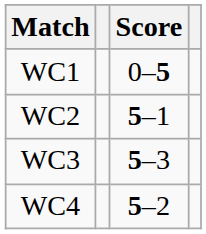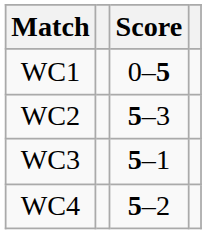(149, 116) 5–1 -> (149, 116) 5–3
(149, 160) 5–3 -> (149, 160) 5–1
